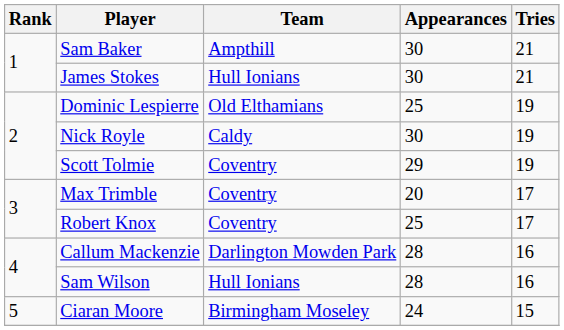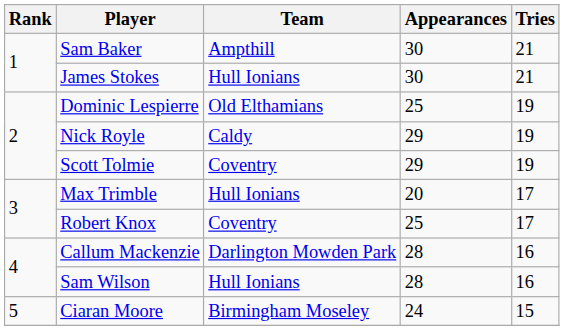(414, 135) 30 -> (414, 135) 29
(242, 194) Coventry -> (254, 194) Hull Ionians
